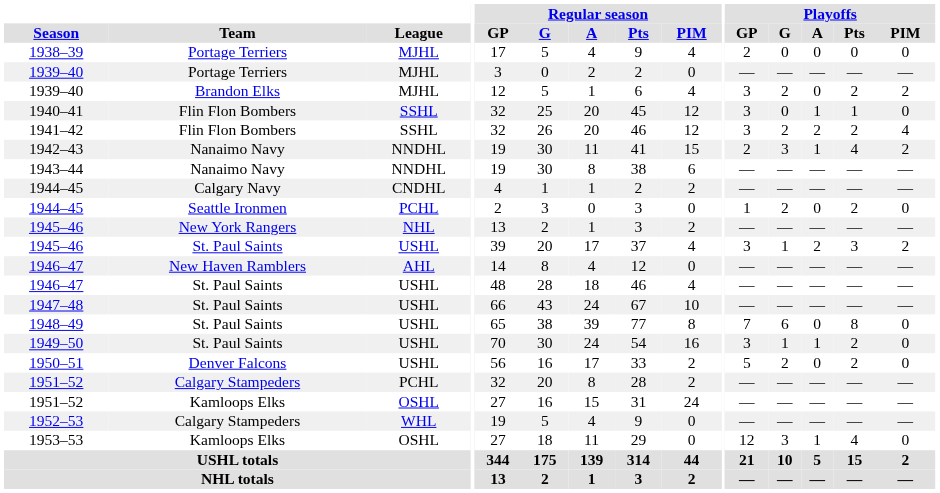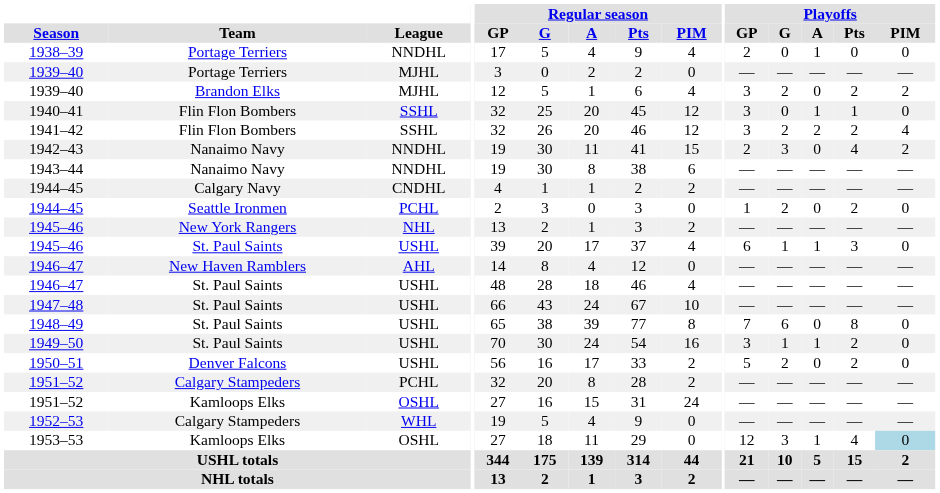(419, 52) MJHL -> (419, 52) NNDHL
(817, 52) 0 -> (817, 52) 1
(817, 149) 1 -> (817, 149) 0
(747, 246) 3 -> (747, 246) 6
(817, 246) 2 -> (817, 246) 1
(905, 246) 2 -> (905, 246) 0
(905, 440) no background -> (905, 440) lightblue background
